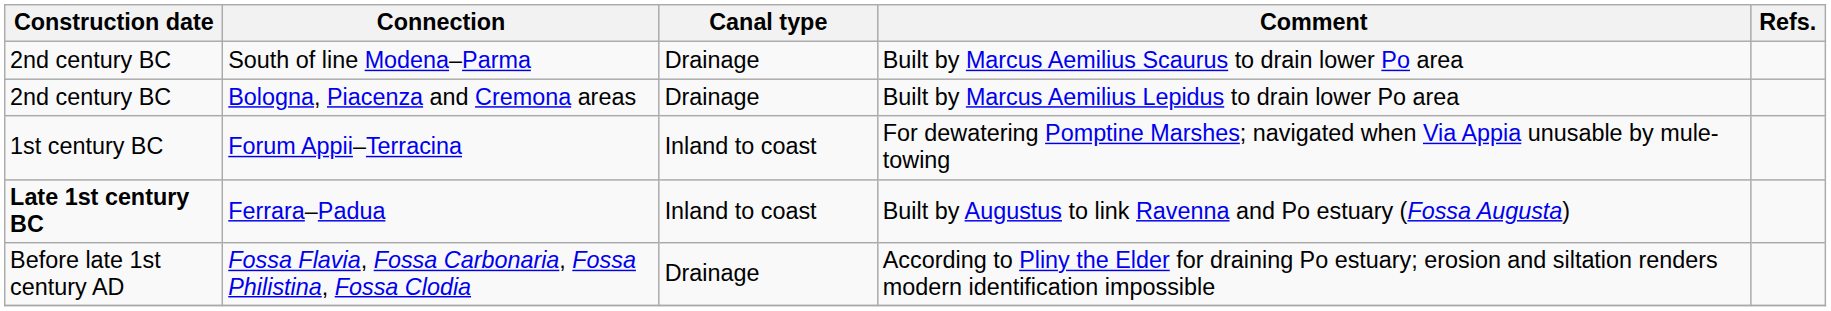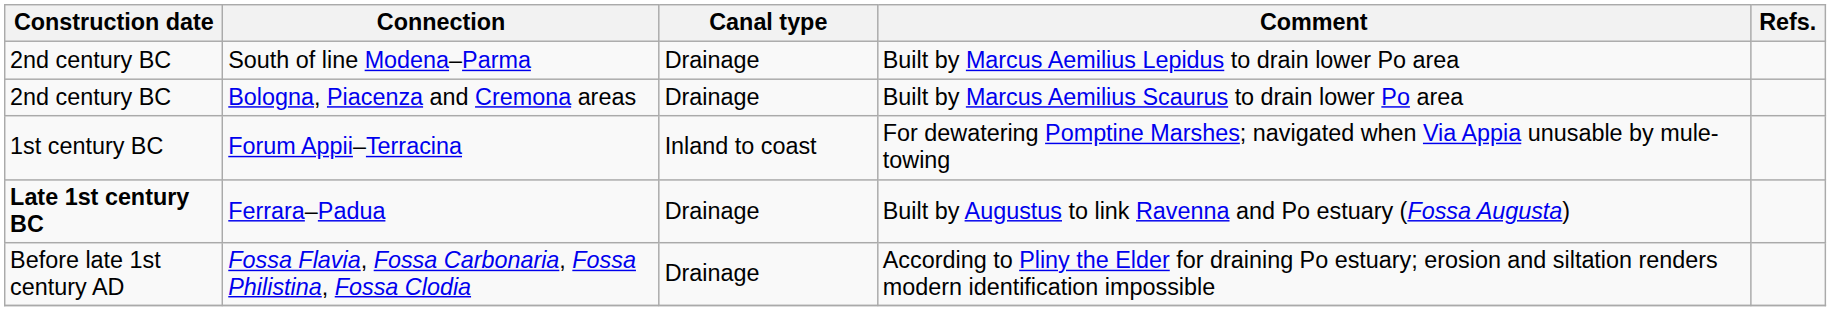(1173, 60) Built by Marcus Aemilius Scaurus to drain lower Po area -> (1171, 60) Built by Marcus Aemilius Lepidus to drain lower Po area
(1171, 97) Built by Marcus Aemilius Lepidus to drain lower Po area -> (1173, 97) Built by Marcus Aemilius Scaurus to drain lower Po area
(741, 210) Inland to coast -> (712, 210) Drainage
